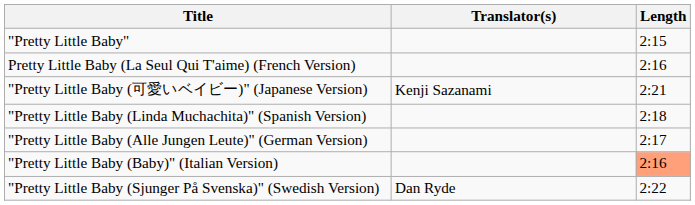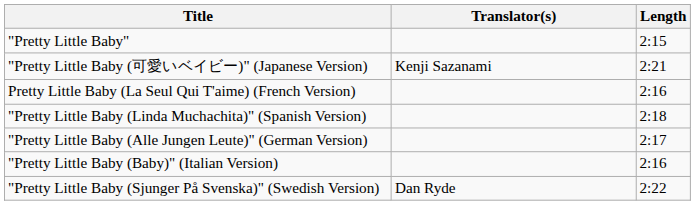rows swapped: (182, 64) <-> (188, 89)
(653, 164) lightsalmon background -> (653, 164) no background
